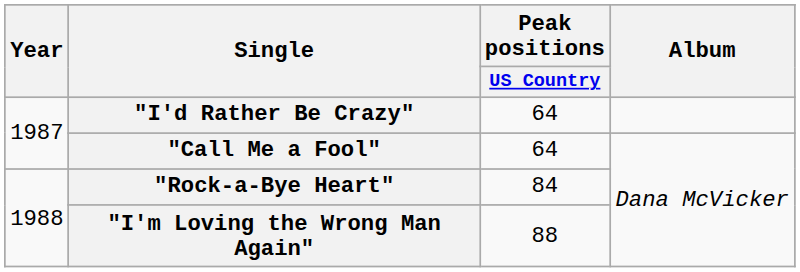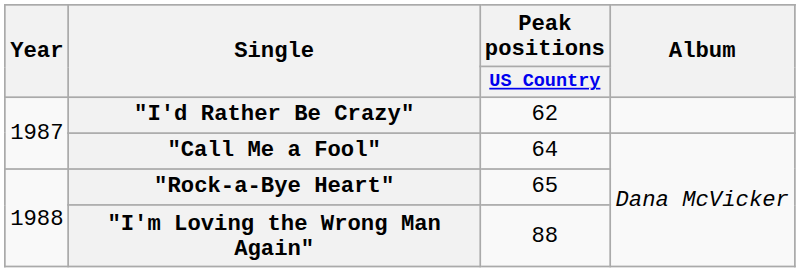(545, 114) 64 -> (545, 114) 62
(545, 187) 84 -> (545, 187) 65
